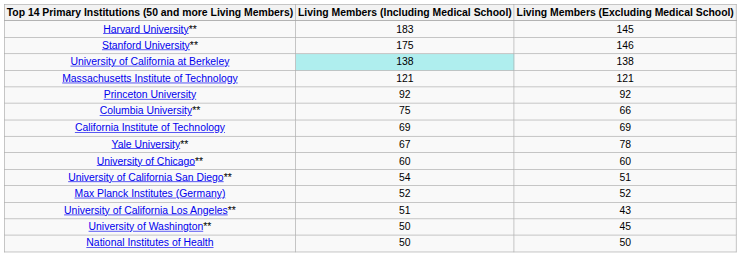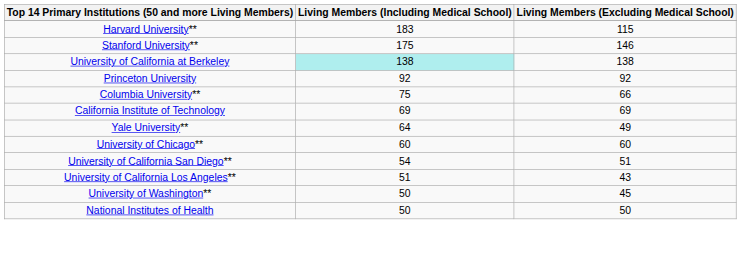(625, 29) 145 -> (625, 29) 115
- row: (150, 78)
(405, 144) 67 -> (405, 128) 64
(625, 144) 78 -> (625, 128) 49
- row: (150, 194)
